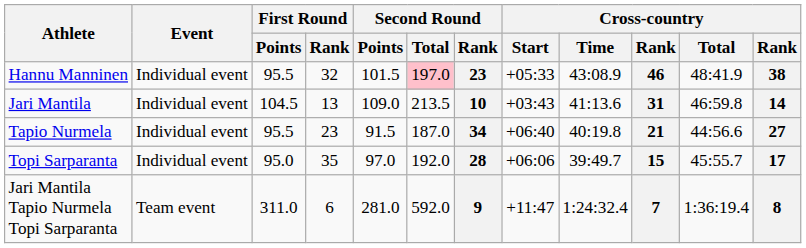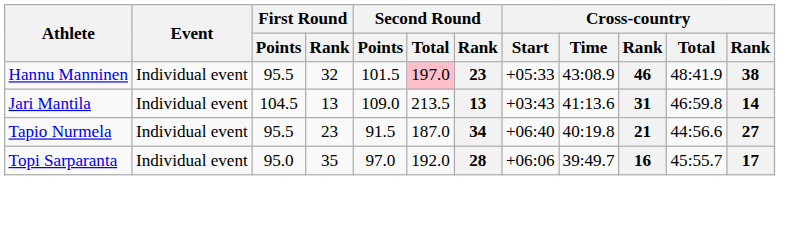(478, 103) 10 -> (478, 103) 13
(656, 160) 15 -> (643, 160) 16
- row: (63, 208)
